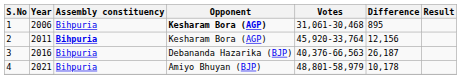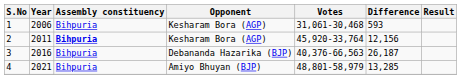(218, 25) bold -> (218, 25) normal
(376, 25) 895 -> (376, 25) 593
(383, 67) 10,178 -> (383, 67) 13,285
